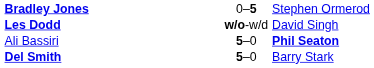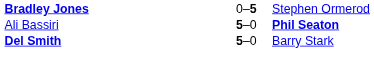- row: (33, 25)
